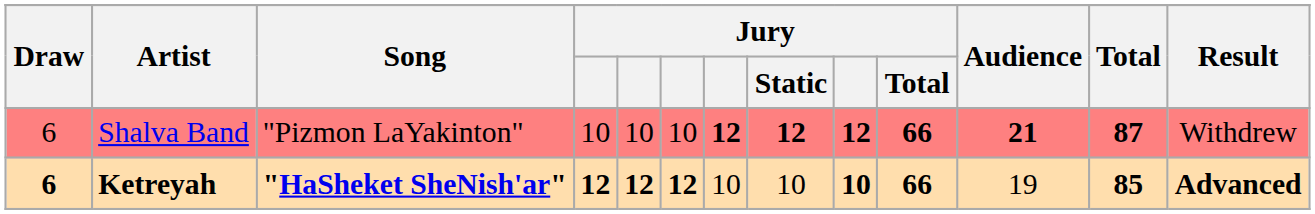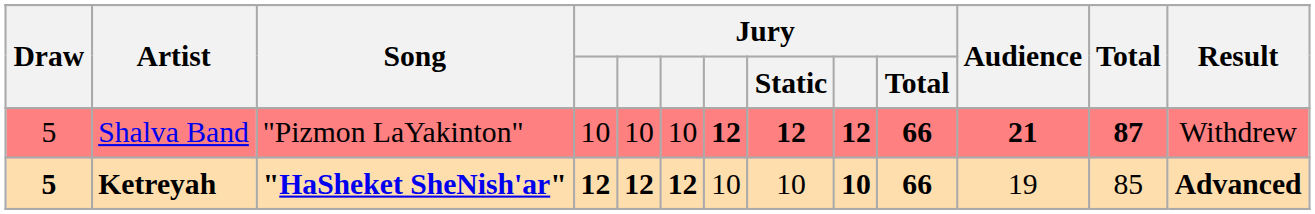(49, 133) 6 -> (49, 133) 5
(49, 184) 6 -> (49, 184) 5
(1128, 184) bold -> (1128, 184) normal
